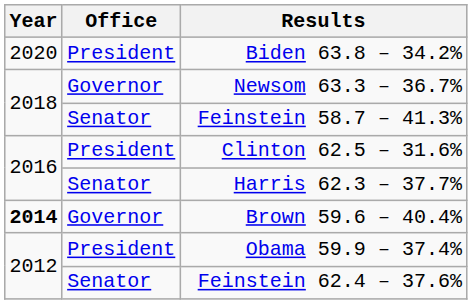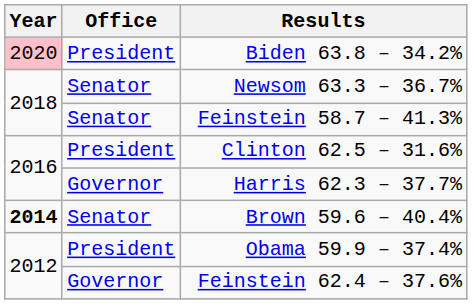(34, 54) no background -> (34, 54) pink background
(115, 86) Governor -> (109, 86) Senator
(109, 184) Senator -> (115, 184) Governor
(115, 217) Governor -> (109, 217) Senator
(109, 282) Senator -> (115, 282) Governor
